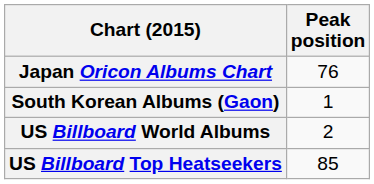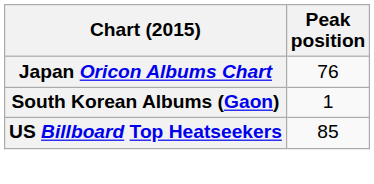- row: (145, 132)
